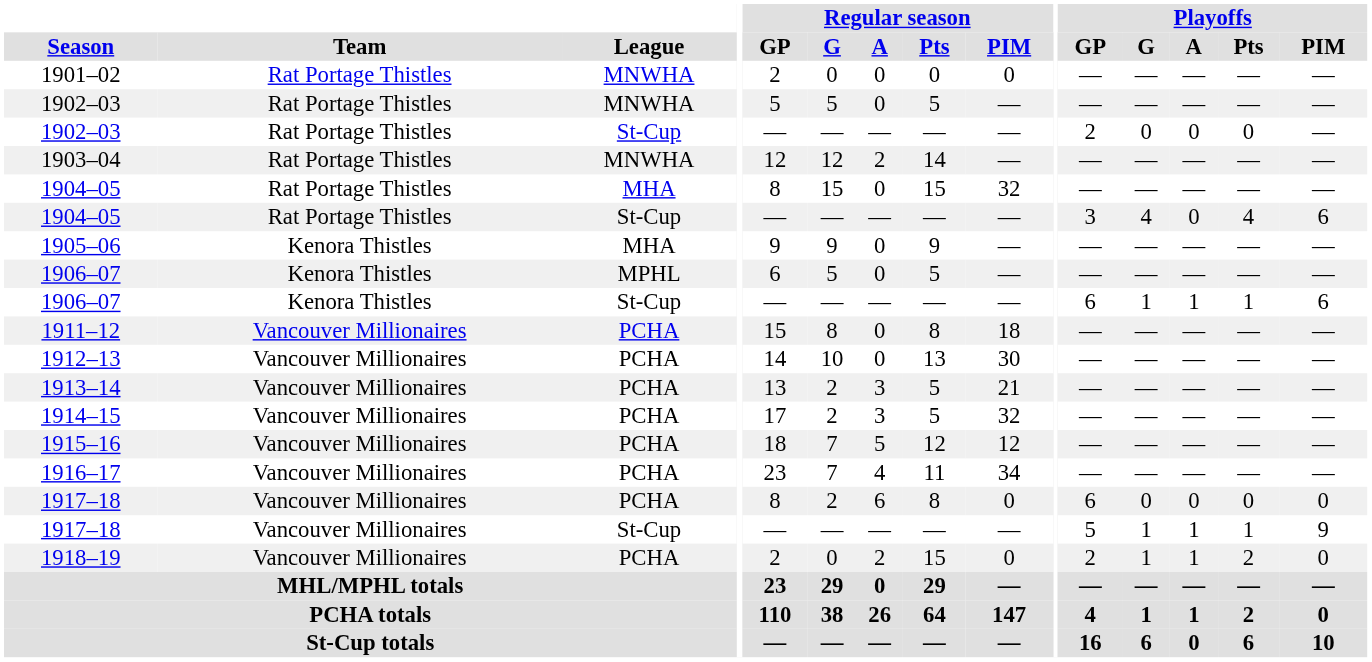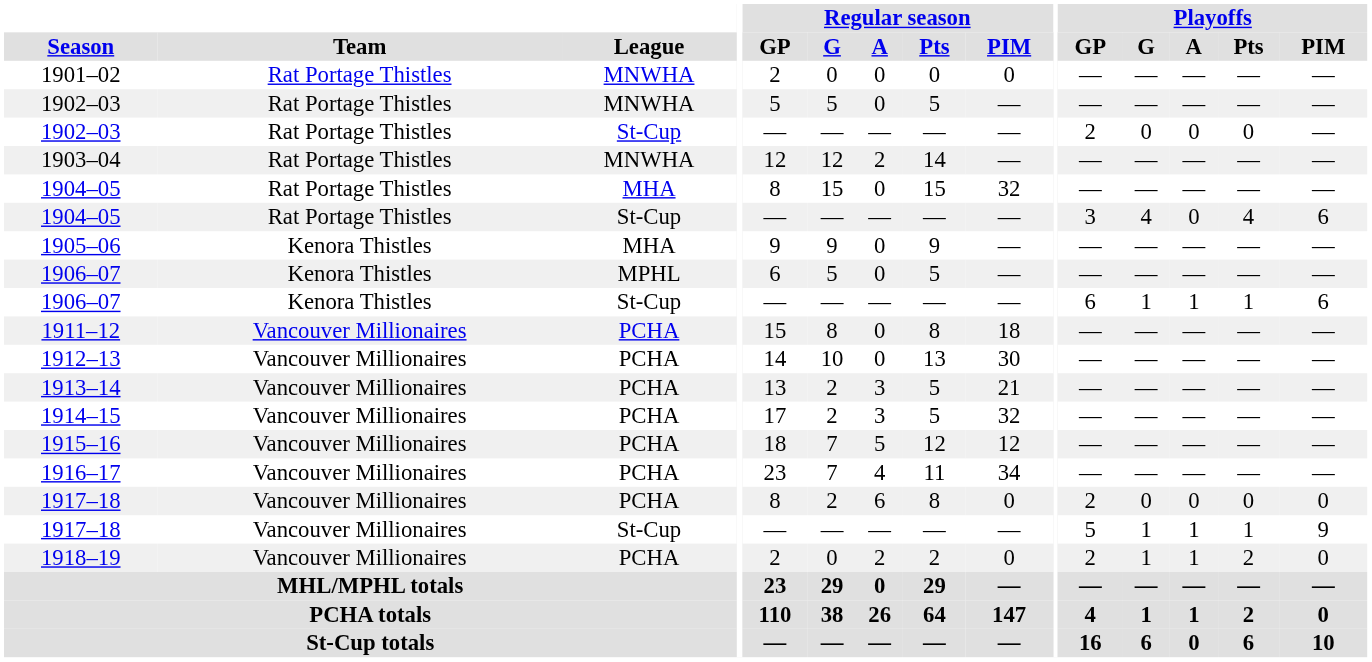(1090, 500) 6 -> (1090, 500) 2
(934, 557) 15 -> (934, 557) 2
